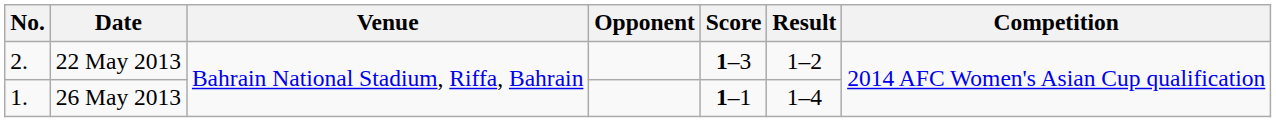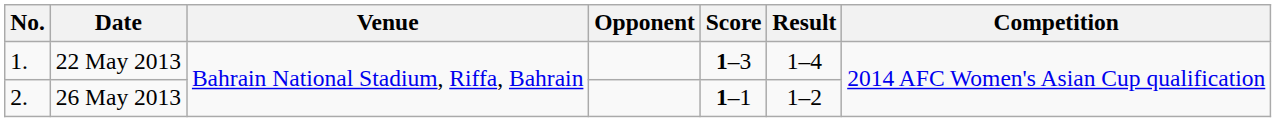(19, 60) 2. -> (19, 60) 1.
(804, 60) 1–2 -> (804, 60) 1–4
(19, 97) 1. -> (19, 97) 2.
(804, 97) 1–4 -> (804, 97) 1–2
